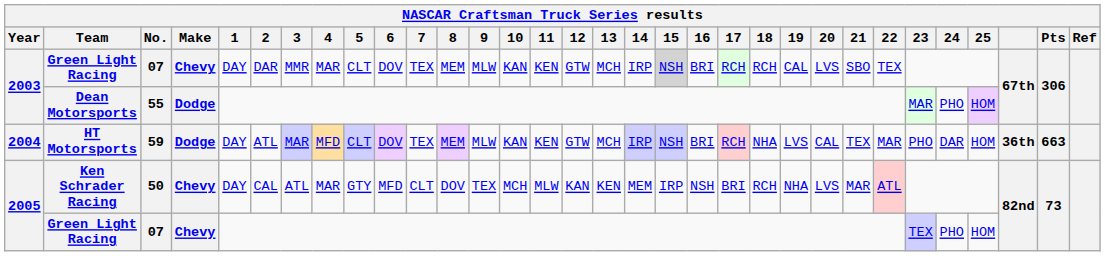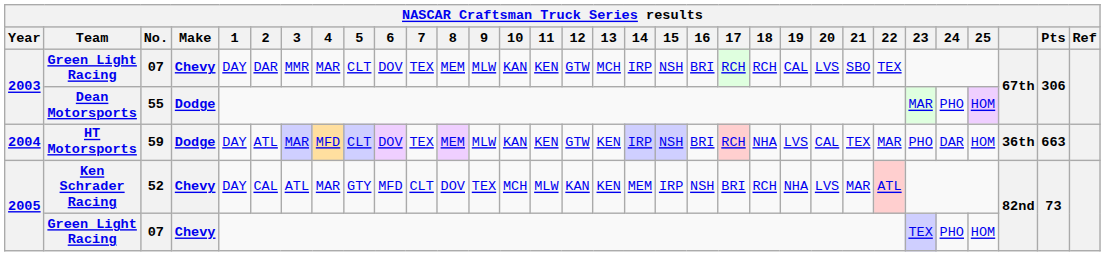(671, 67) lightgrey background -> (671, 67) no background
(609, 142) MCH -> (609, 142) KEN
(156, 187) 50 -> (156, 187) 52
